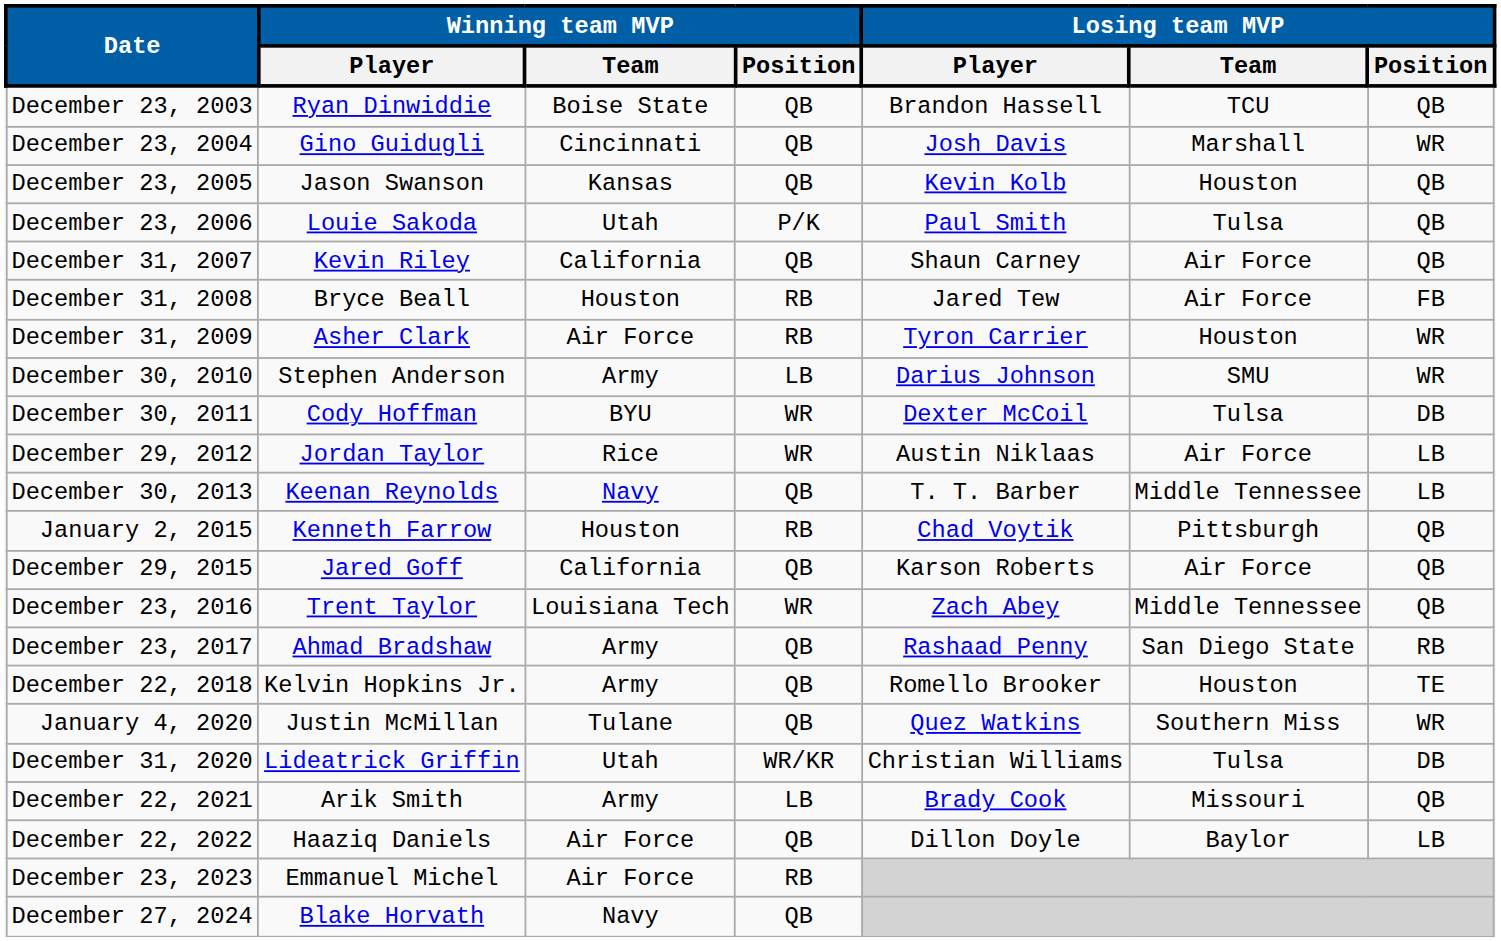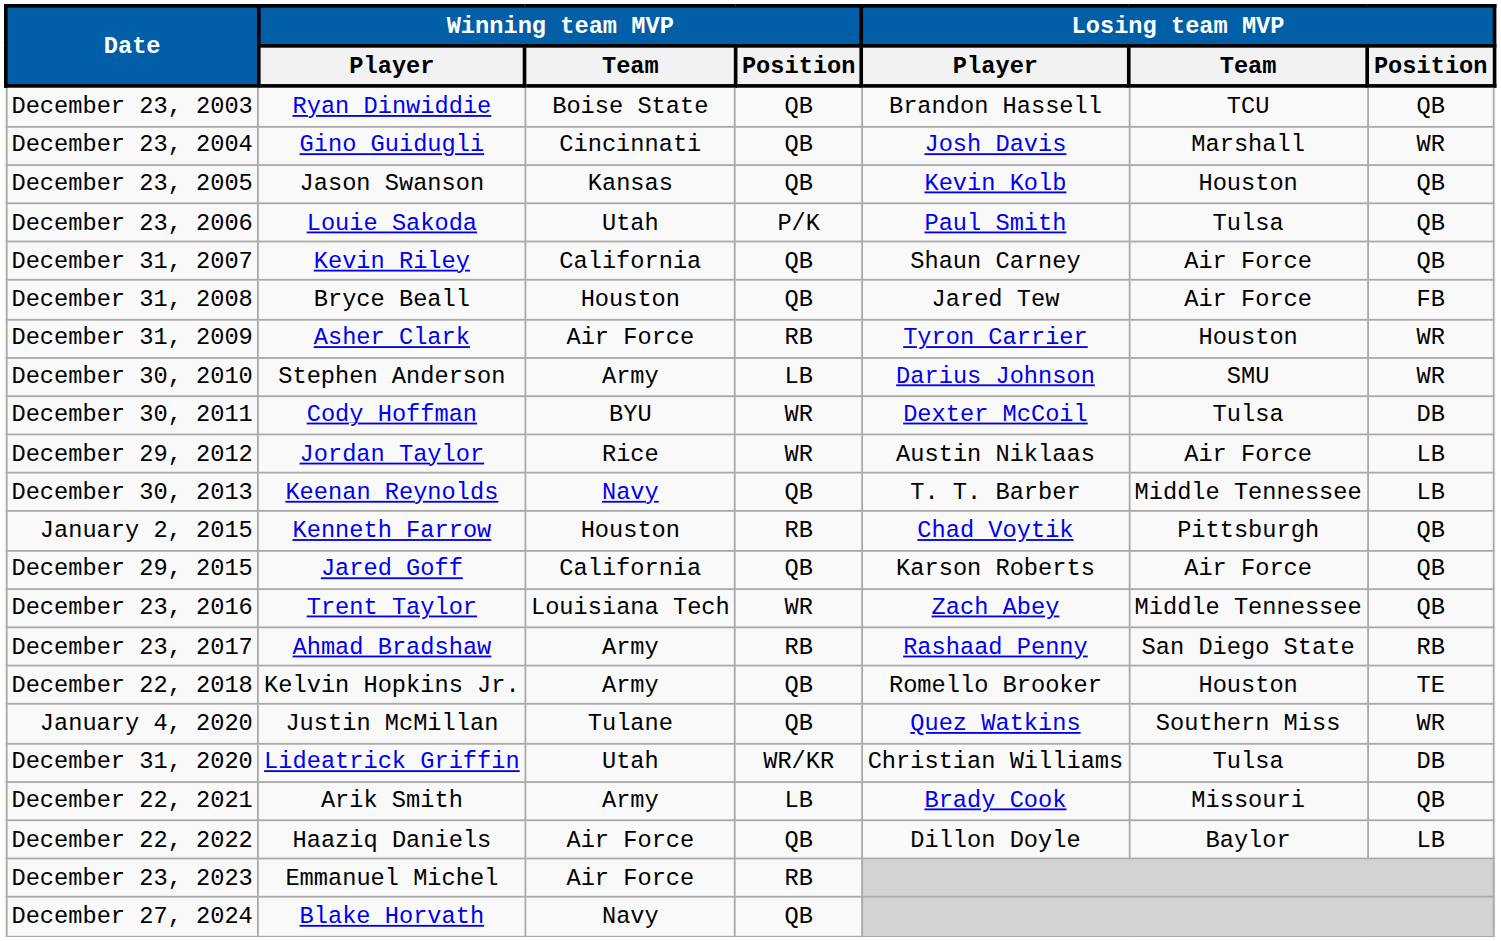(799, 300) RB -> (799, 300) QB
(799, 647) QB -> (799, 647) RB
